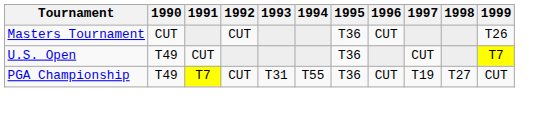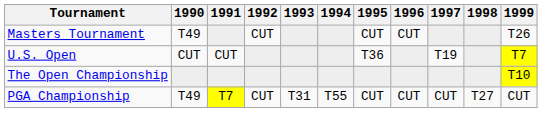(166, 36) CUT -> (189, 36) T49
(350, 36) T36 -> (372, 36) CUT
(166, 56) T49 -> (189, 56) CUT
(423, 56) CUT -> (446, 56) T19
+ row: (88, 77)
(350, 77) T36 -> (372, 97) CUT
(423, 77) T19 -> (446, 97) CUT
